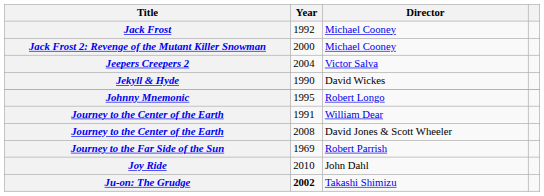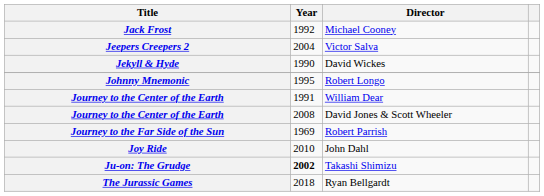- row: (148, 47)
+ row: (148, 183)
